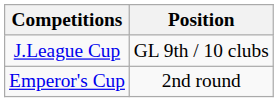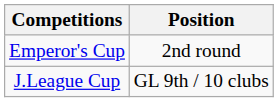rows swapped: (67, 81) <-> (67, 50)
